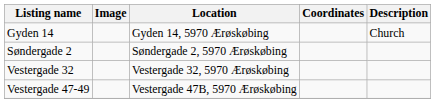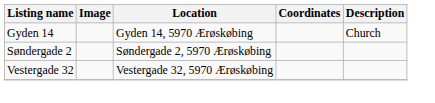- row: (48, 88)
